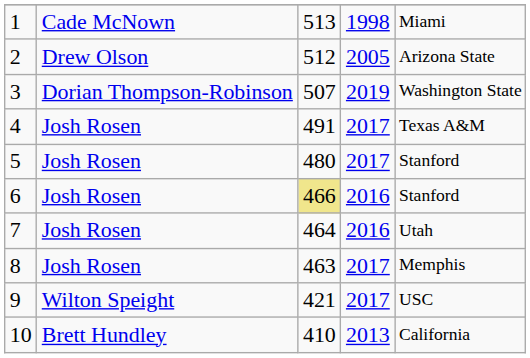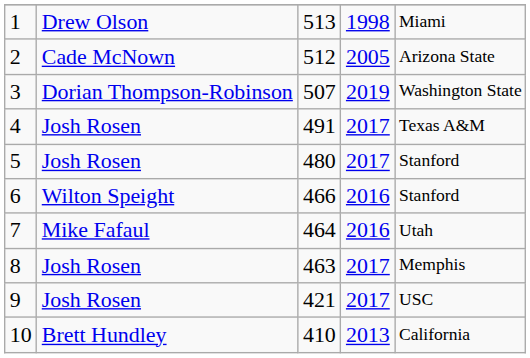(108, 21) Cade McNown -> (95, 21) Drew Olson
(95, 56) Drew Olson -> (108, 56) Cade McNown
(91, 195) Josh Rosen -> (108, 195) Wilton Speight
(319, 195) khaki background -> (319, 195) no background
(91, 230) Josh Rosen -> (96, 230) Mike Fafaul
(108, 299) Wilton Speight -> (91, 299) Josh Rosen
